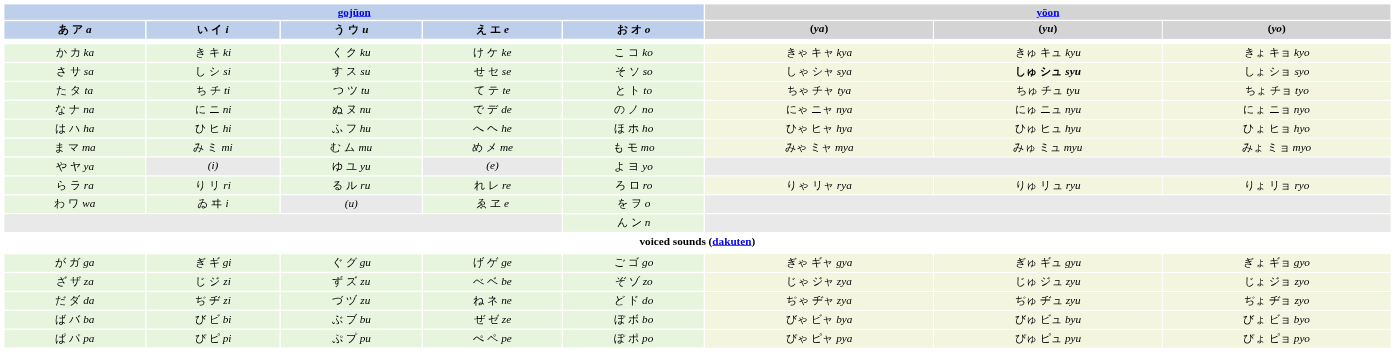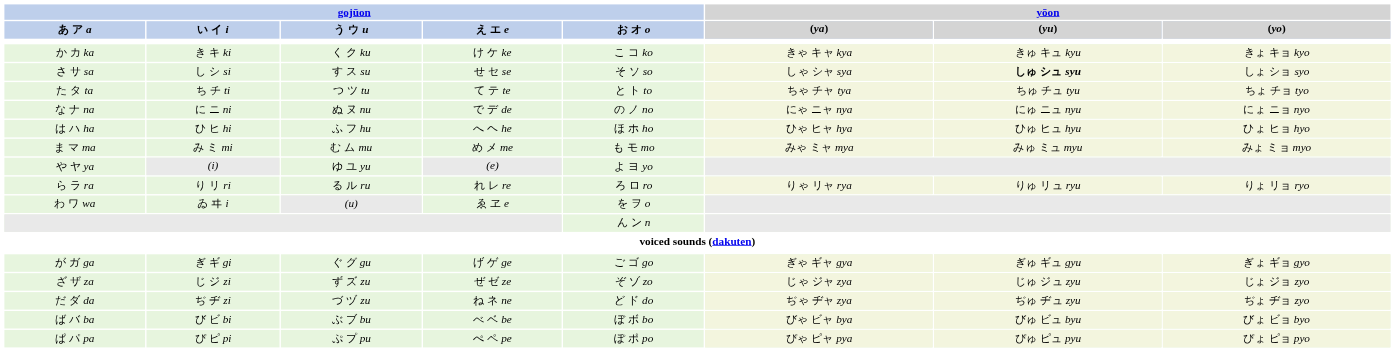(492, 281) べ ベ be -> (492, 281) ぜ ゼ ze
(492, 319) ぜ ゼ ze -> (492, 319) べ ベ be
